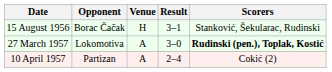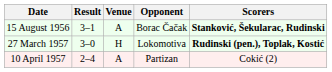columns swapped: (99, 12) <-> (174, 12)
(143, 28) H -> (119, 28) A
(258, 28) normal -> (258, 28) bold
(143, 43) A -> (119, 43) H
